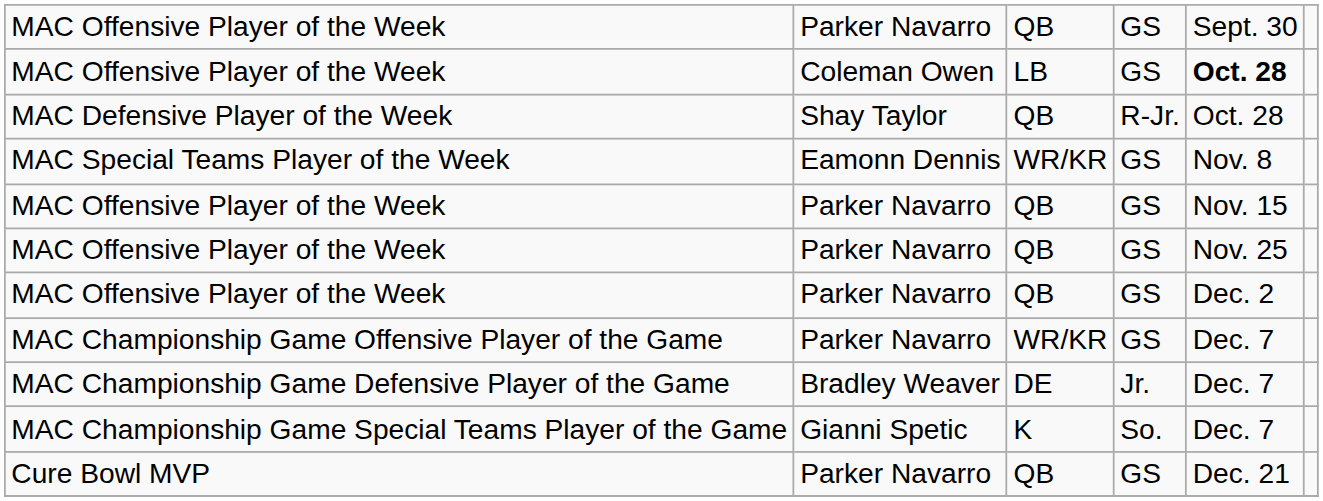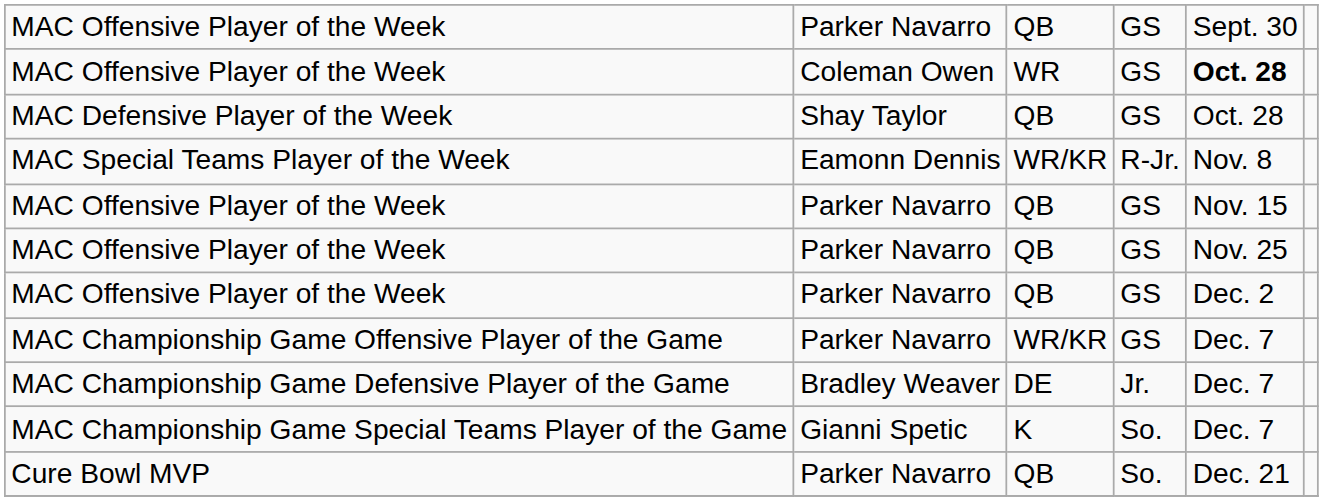(1031, 71) LB -> (1037, 71) WR
(1150, 116) R-Jr. -> (1141, 116) GS
(1141, 160) GS -> (1150, 160) R-Jr.
(1141, 473) GS -> (1141, 473) So.
